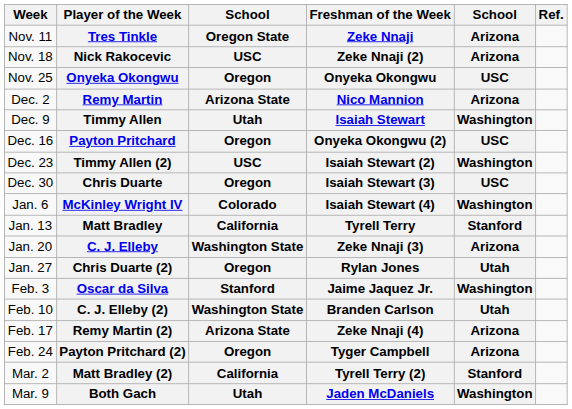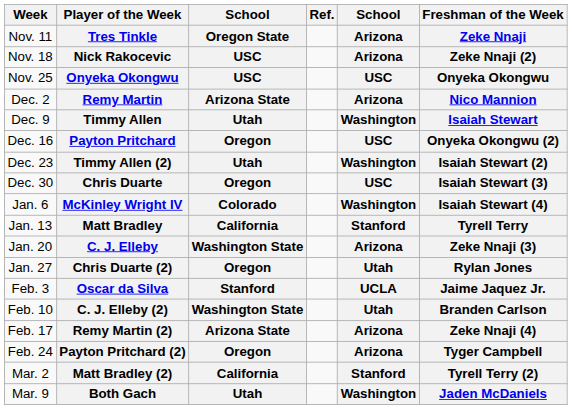columns swapped: (380, 15) <-> (551, 15)
(247, 78) Oregon -> (247, 78) USC
(247, 162) USC -> (247, 162) Utah
(495, 288) Washington -> (378, 288) UCLA
